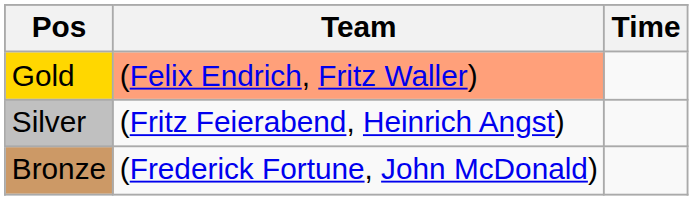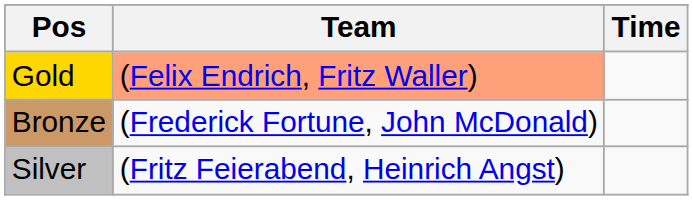rows swapped: (49, 122) <-> (59, 169)
